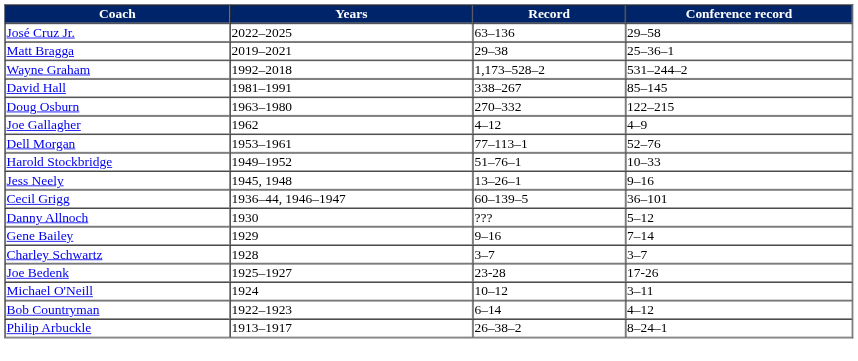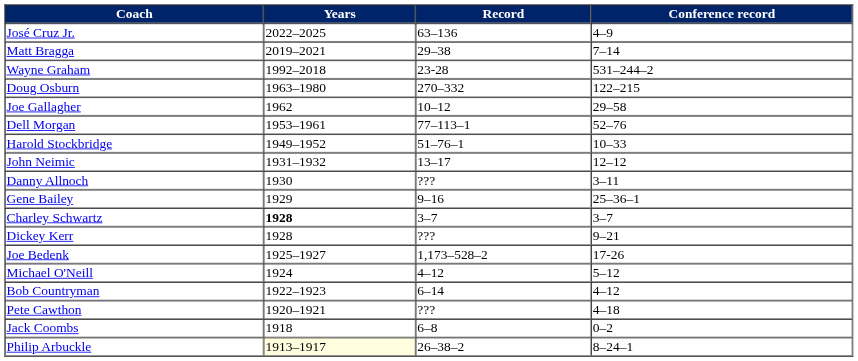(644, 32) 29–58 -> (603, 32) 4–9
(651, 51) 25–36–1 -> (606, 51) 7–14
(510, 69) 1,173–528–2 -> (433, 69) 23-28
- row: (36, 88)
(488, 125) 4–12 -> (434, 106) 10–12
(637, 125) 4–9 -> (610, 106) 29–58
- row: (35, 180)
- row: (38, 198)
+ row: (41, 161)
(641, 217) 5–12 -> (606, 180) 3–11
(641, 235) 7–14 -> (616, 198) 25–36–1
(245, 254) normal -> (279, 217) bold
+ row: (40, 235)
(490, 272) 23-28 -> (452, 254) 1,173–528–2
(491, 291) 10–12 -> (431, 272) 4–12
(640, 291) 3–11 -> (606, 272) 5–12
+ row: (44, 309)
+ row: (43, 328)
(262, 328) no background -> (296, 346) lightyellow background
